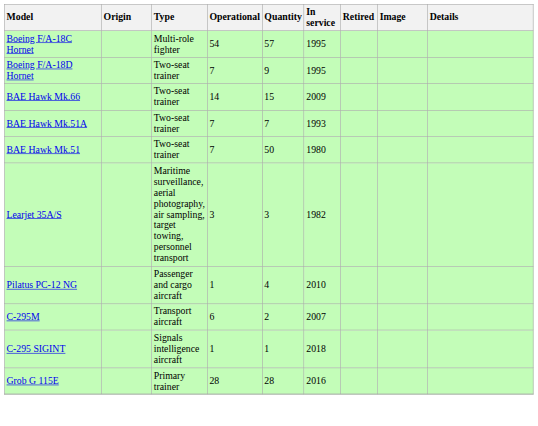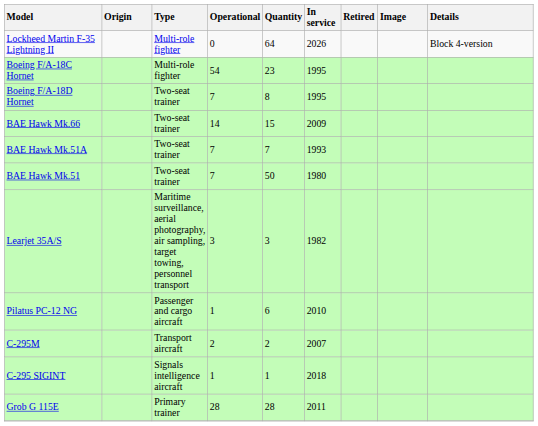+ row: (51, 44)
(269, 44) 57 -> (270, 70) 23
(267, 70) 9 -> (267, 97) 8
(267, 285) 4 -> (267, 311) 6
(212, 317) 6 -> (212, 343) 2
(316, 381) 2016 -> (316, 407) 2011
